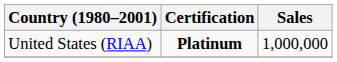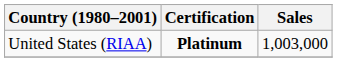(295, 43) 1,000,000 -> (295, 43) 1,003,000
